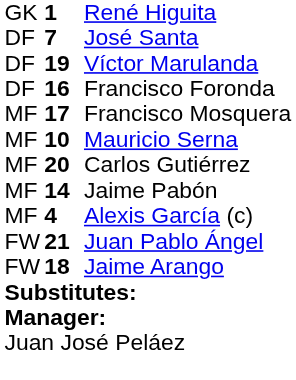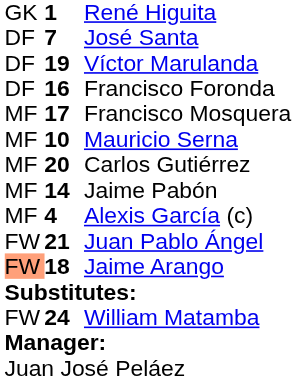(22, 266) no background -> (22, 266) lightsalmon background
+ row: (172, 317)
